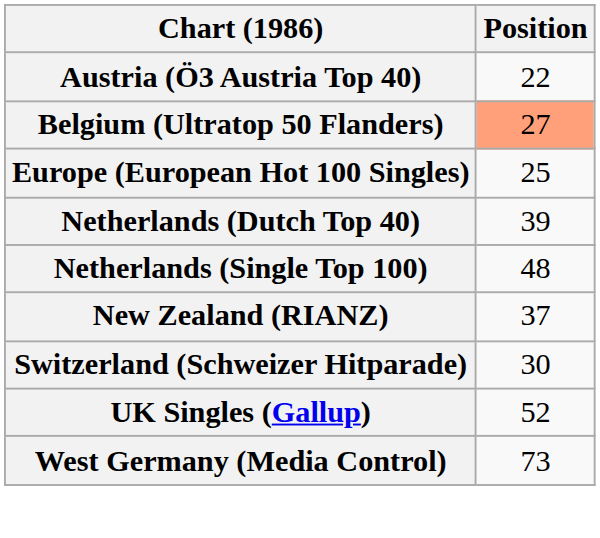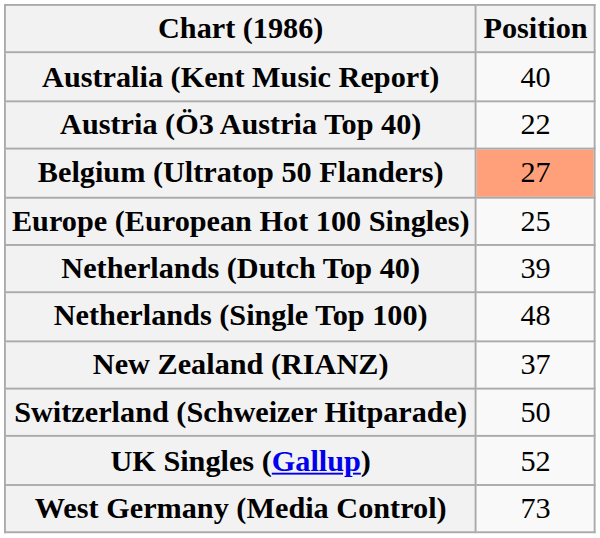+ row: (241, 76)
(536, 364) 30 -> (536, 412) 50
